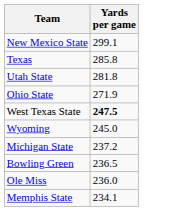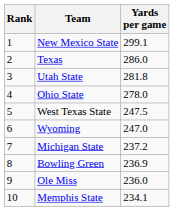+ column: (20, 19)
(105, 59) 285.8 -> (135, 59) 286.0
(105, 94) 271.9 -> (135, 94) 278.0
(105, 111) bold -> (135, 111) normal
(105, 128) 245.0 -> (135, 128) 247.0
(105, 163) 236.5 -> (135, 163) 236.9
